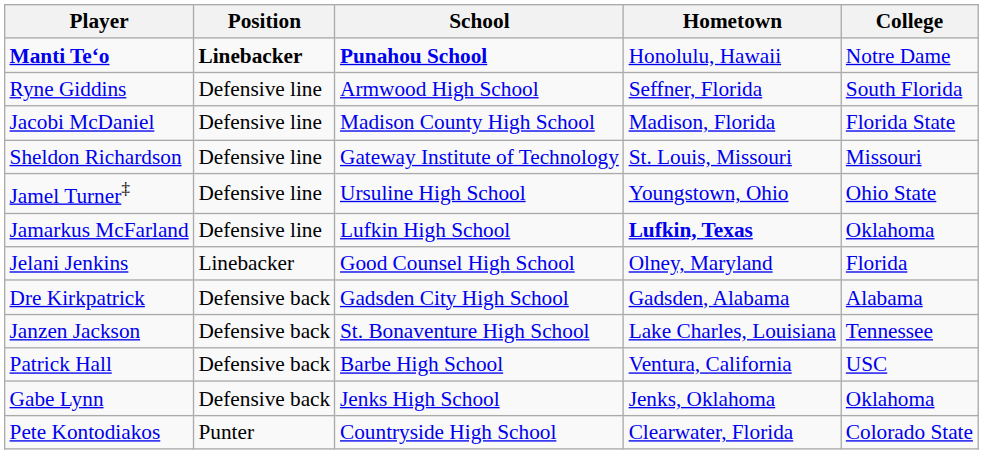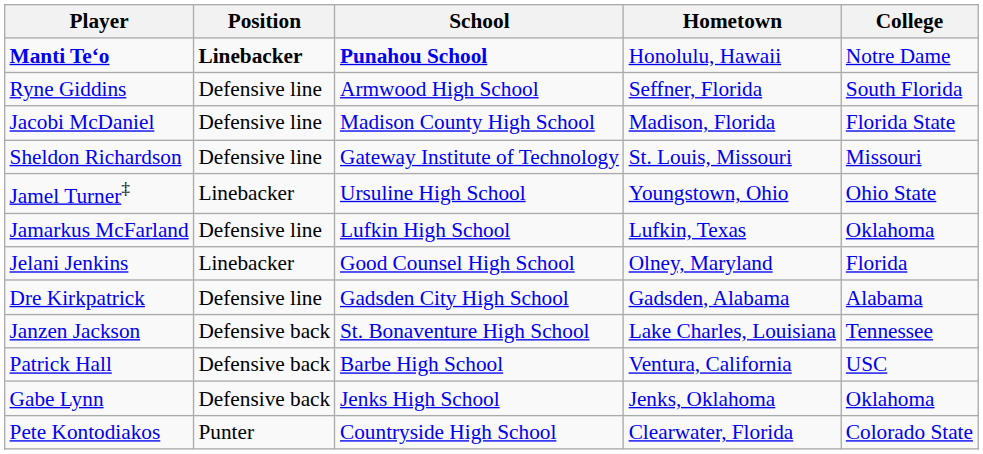(260, 192) Defensive line -> (246, 192) Linebacker
(691, 229) bold -> (687, 229) normal
(264, 297) Defensive back -> (260, 297) Defensive line
